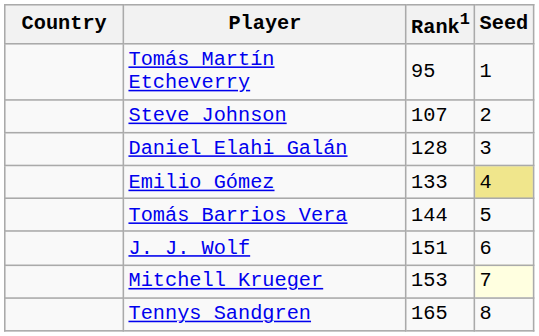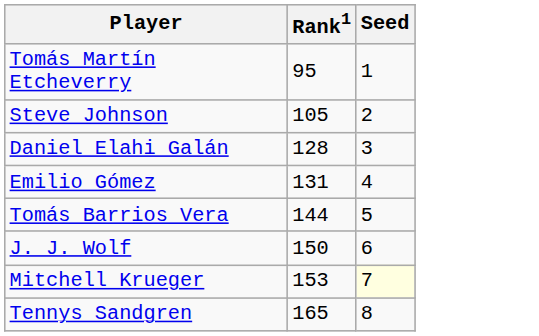- column: (64, 24)
(429, 116) 107 -> (311, 116) 105
(429, 182) 133 -> (311, 182) 131
(486, 182) khaki background -> (367, 182) no background
(429, 248) 151 -> (311, 248) 150
